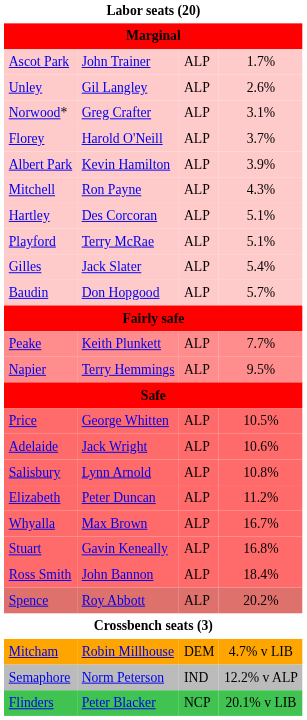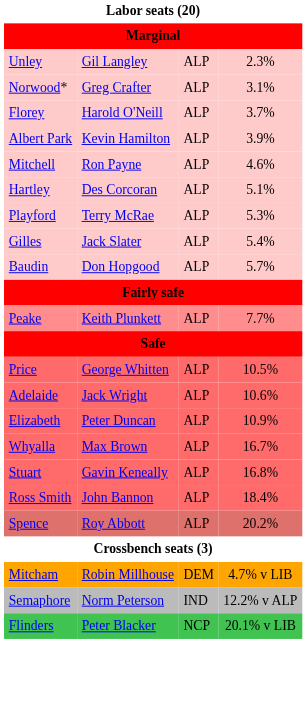- row: (39, 61)
(261, 87) 2.6% -> (260, 61) 2.3%
(261, 189) 4.3% -> (260, 164) 4.6%
(261, 241) 5.1% -> (260, 215) 5.3%
- row: (27, 369)
- row: (35, 472)
(261, 497) 11.2% -> (260, 420) 10.9%
